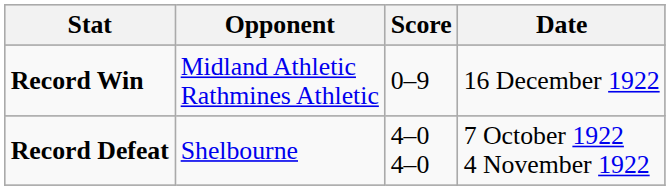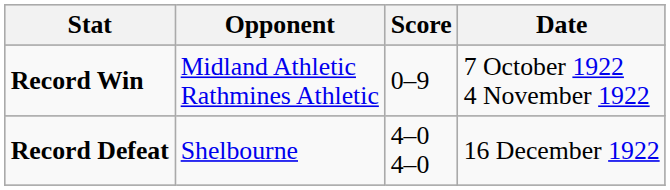(562, 80) 16 December 1922 -> (557, 80) 7 October 1922 4 November 1922
(557, 150) 7 October 1922 4 November 1922 -> (562, 150) 16 December 1922
